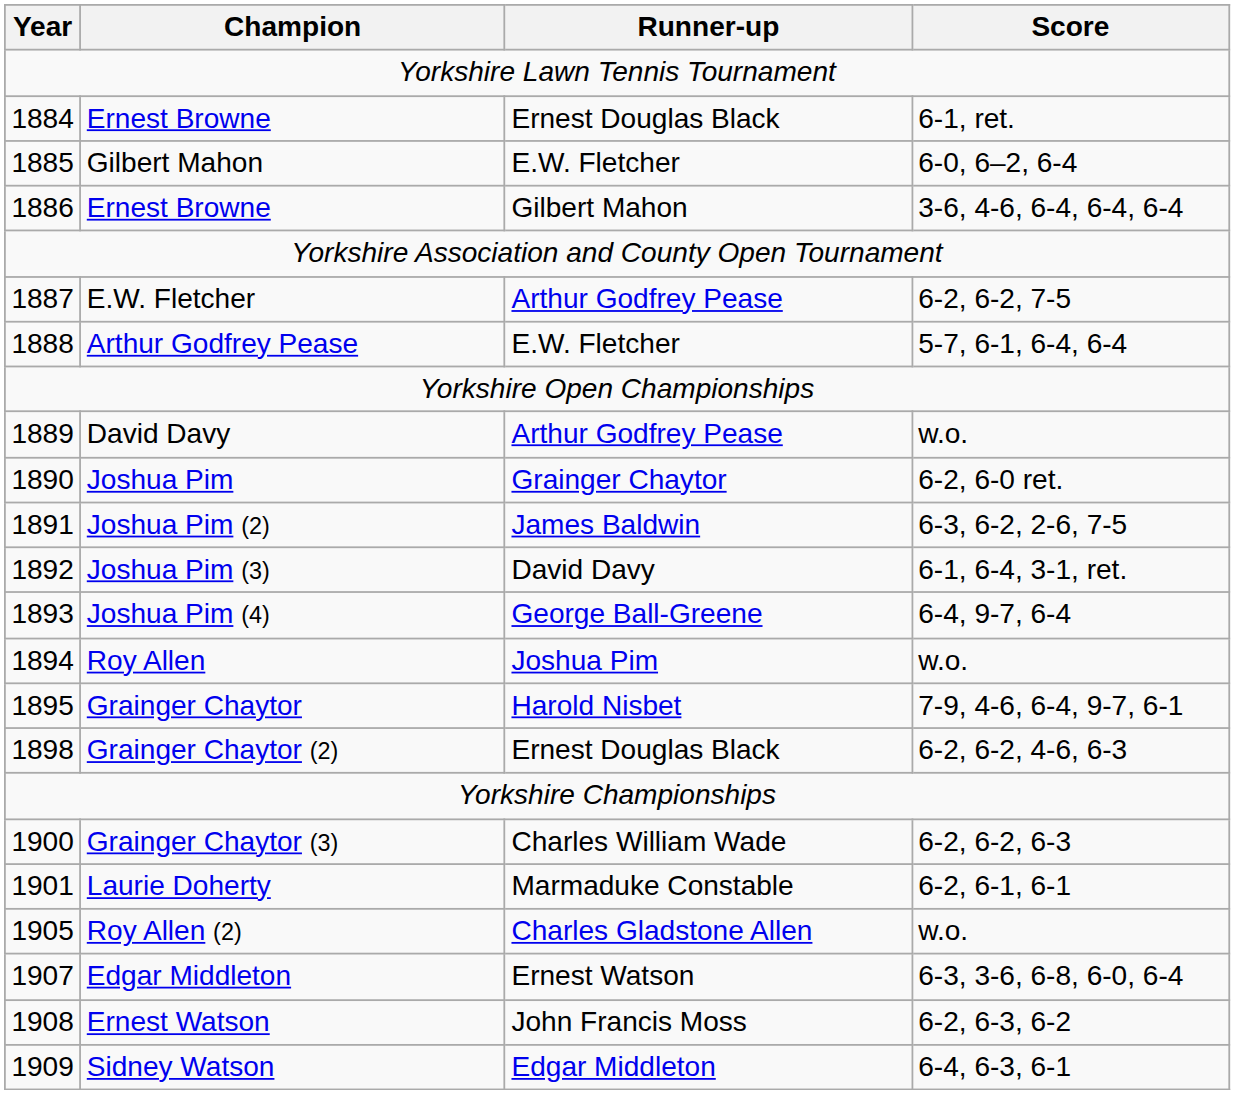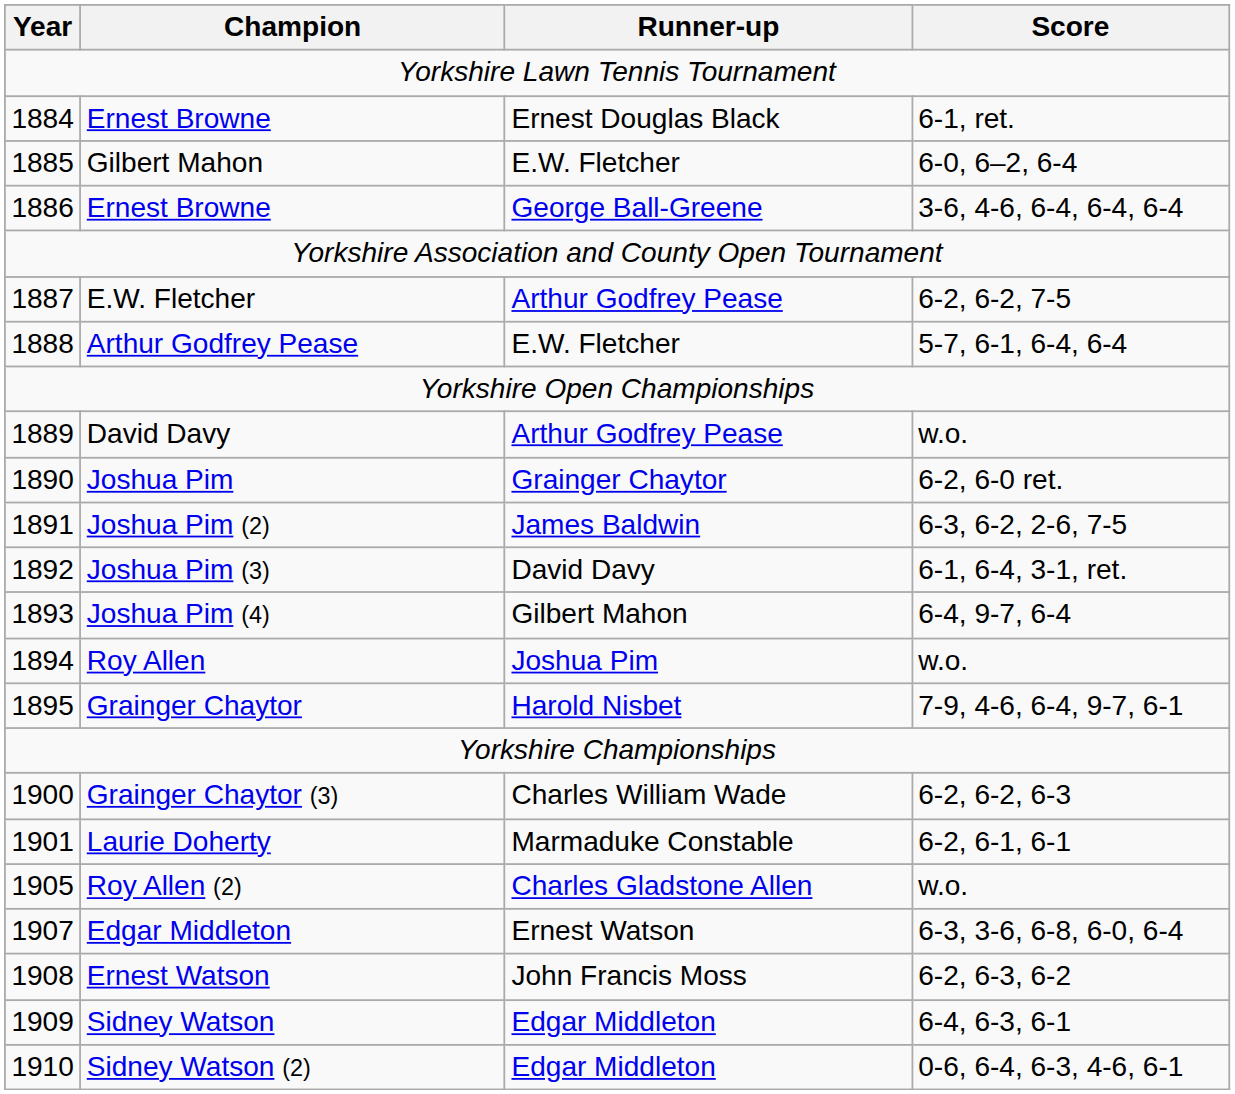(600, 207) Gilbert Mahon -> (637, 207) George Ball-Greene
(637, 614) George Ball-Greene -> (600, 614) Gilbert Mahon
- row: (43, 749)
+ row: (43, 1066)
